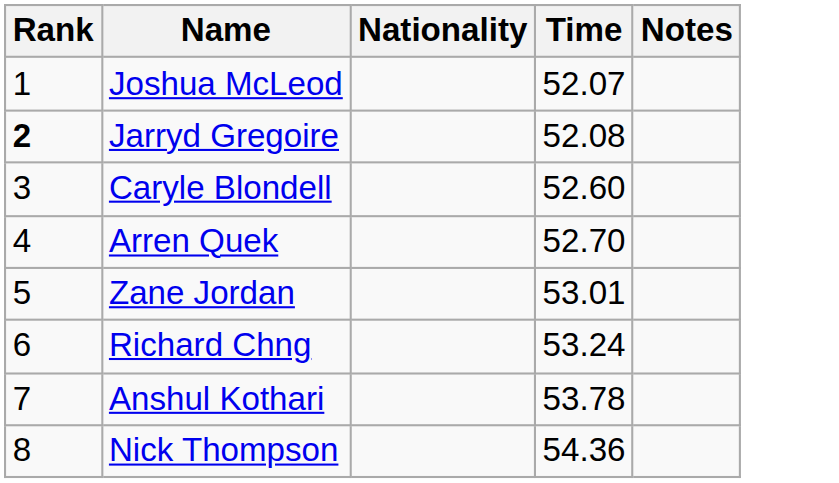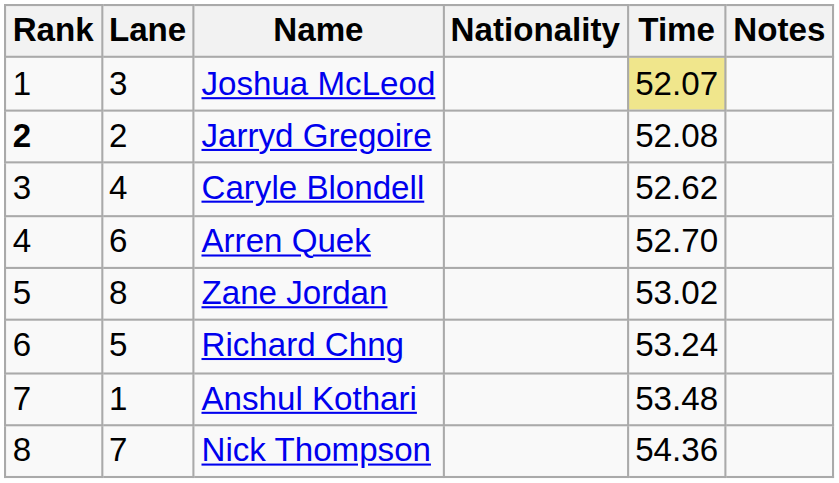+ column: (148, 30)
(584, 83) no background -> (677, 83) khaki background
(584, 188) 52.60 -> (677, 188) 52.62
(584, 293) 53.01 -> (677, 293) 53.02
(584, 398) 53.78 -> (677, 398) 53.48
